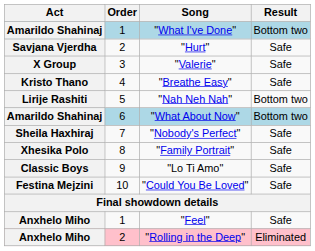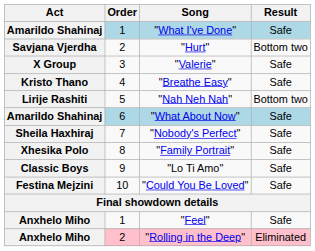(281, 30) Bottom two -> (281, 30) Safe
(281, 47) Safe -> (281, 47) Bottom two
(281, 116) Bottom two -> (281, 116) Safe
